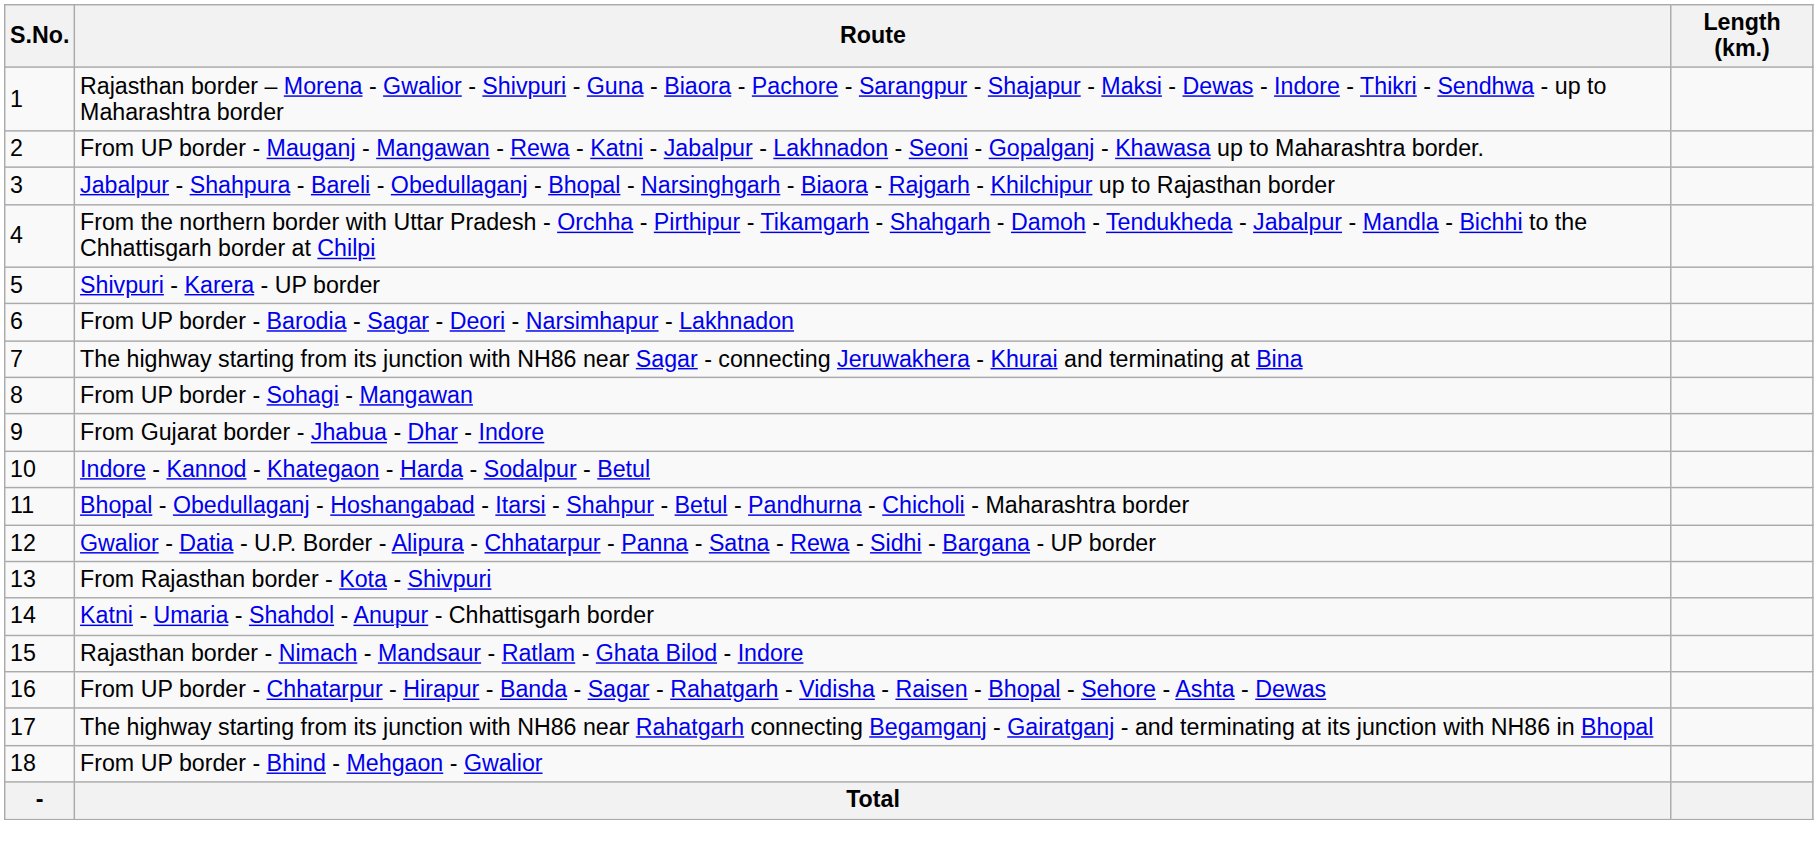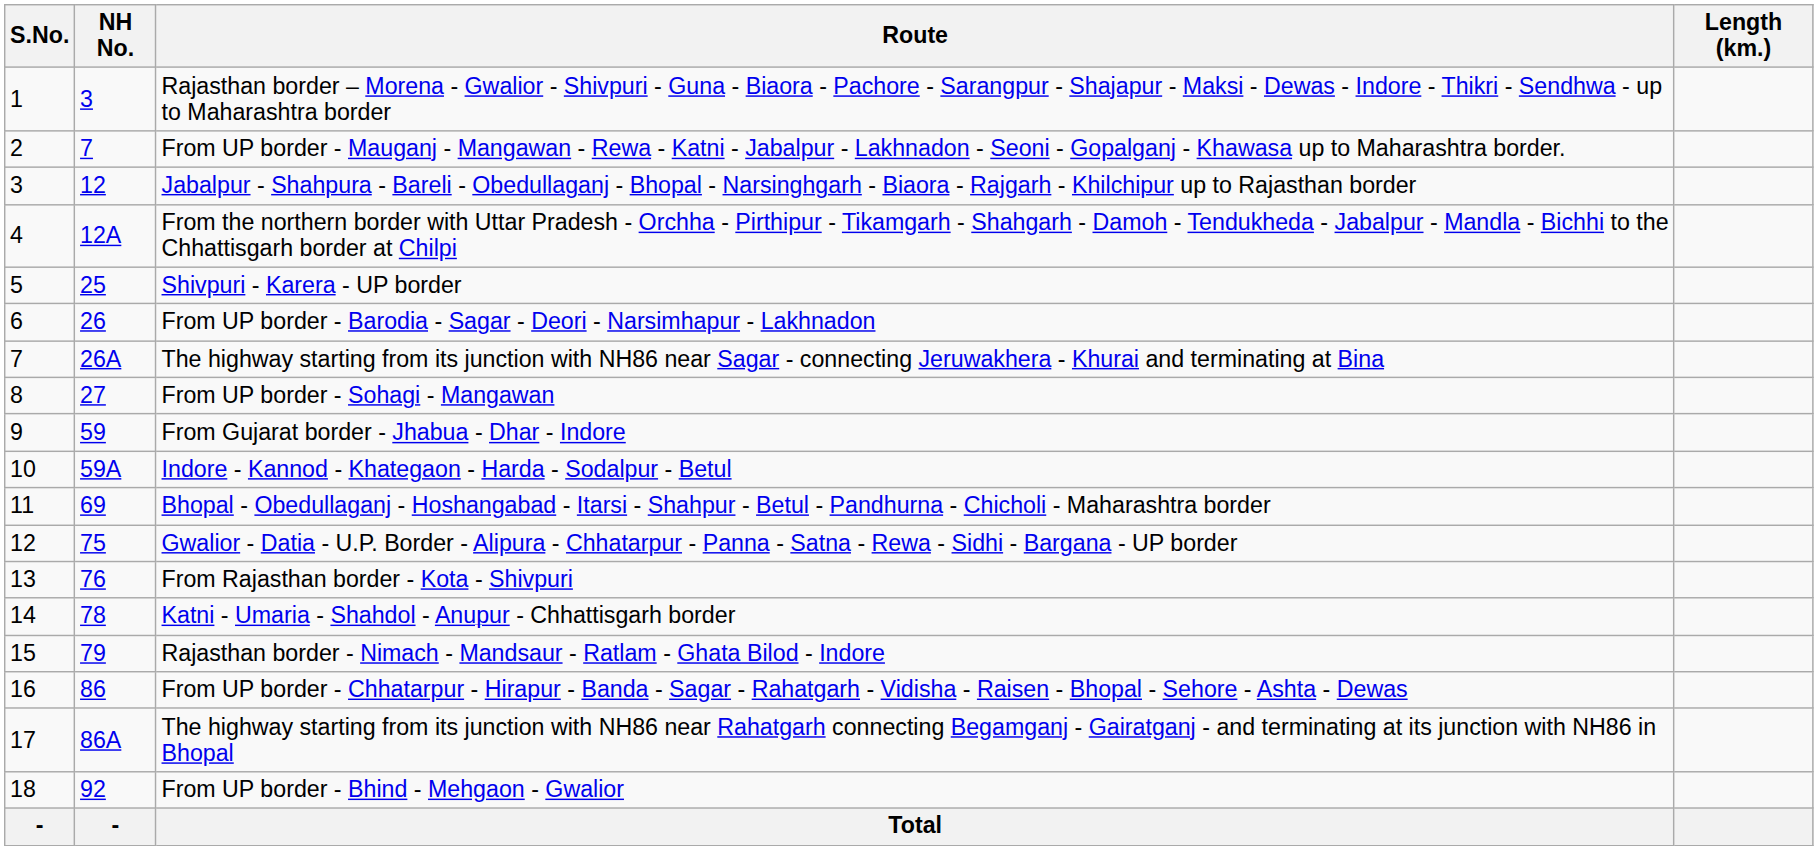+ column: (115, 35)
